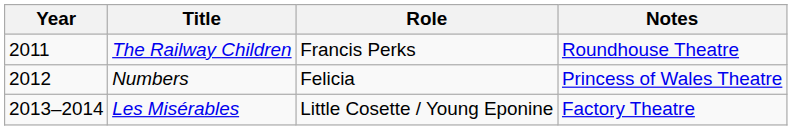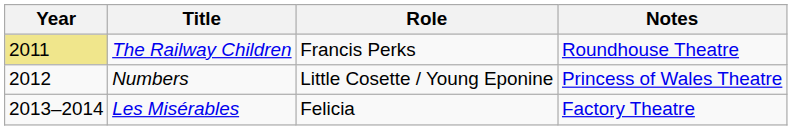(29, 49) no background -> (29, 49) khaki background
(328, 79) Felicia -> (427, 79) Little Cosette / Young Eponine
(427, 109) Little Cosette / Young Eponine -> (328, 109) Felicia
